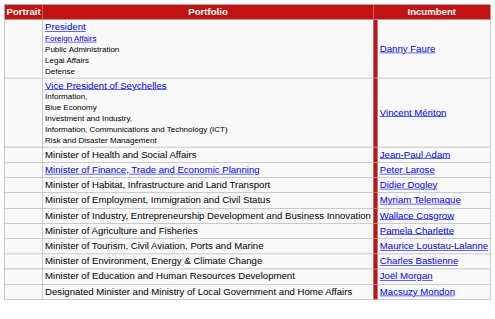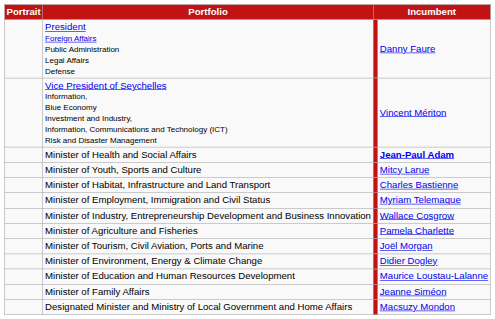(415, 154) normal -> (417, 154) bold
- row: (152, 170)
+ row: (123, 170)
(409, 185) Didier Dogley -> (419, 185) Charles Bastienne
(434, 246) Maurice Loustau-Lalanne -> (406, 246) Joël Morgan
(419, 261) Charles Bastienne -> (409, 261) Didier Dogley
(406, 276) Joël Morgan -> (434, 276) Maurice Loustau-Lalanne
+ row: (97, 292)
